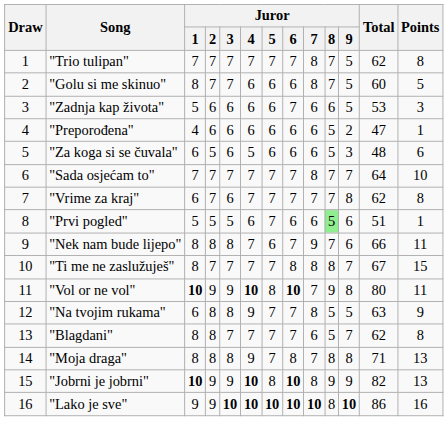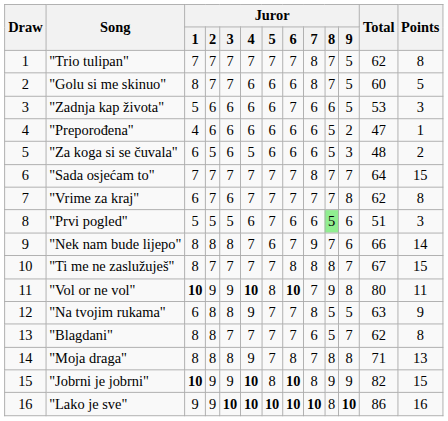(420, 152) 6 -> (420, 152) 2
(420, 175) 10 -> (420, 175) 15
(420, 221) 1 -> (420, 221) 3
(420, 244) 11 -> (420, 244) 14
(420, 381) 13 -> (420, 381) 15
